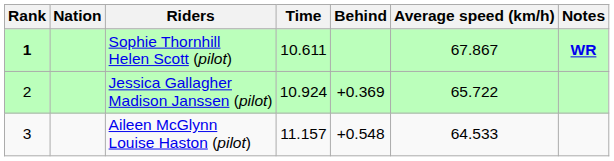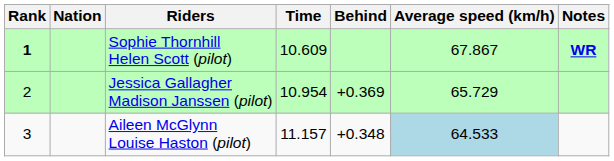(303, 50) 10.611 -> (303, 50) 10.609
(303, 92) 10.924 -> (303, 92) 10.954
(474, 92) 65.722 -> (474, 92) 65.729
(361, 134) +0.548 -> (361, 134) +0.348
(474, 134) no background -> (474, 134) lightblue background
